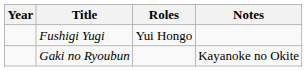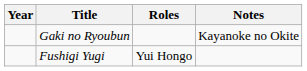rows swapped: (85, 55) <-> (72, 35)
